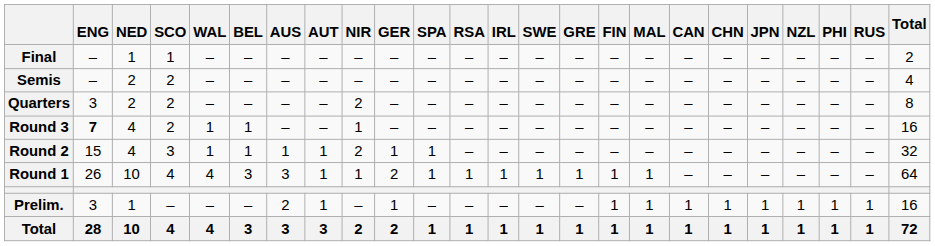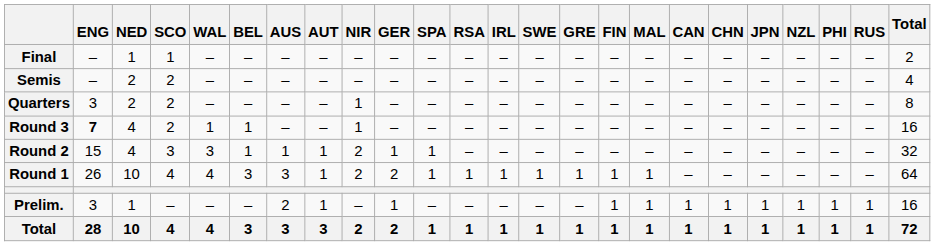(358, 103) 2 -> (358, 103) 1
(210, 151) 1 -> (210, 151) 3
(358, 174) 1 -> (358, 174) 2
